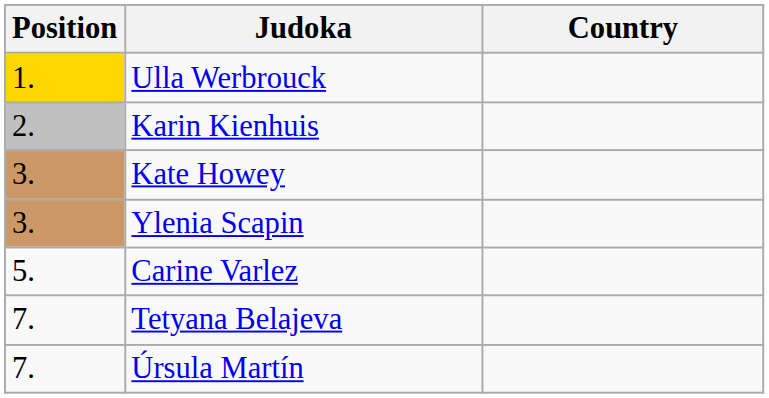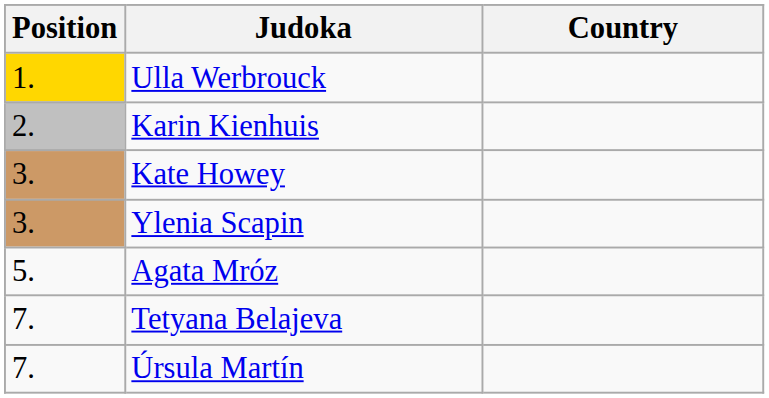- row: (215, 271)
+ row: (205, 271)
